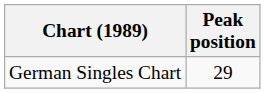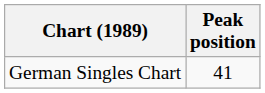(223, 72) 29 -> (223, 72) 41
